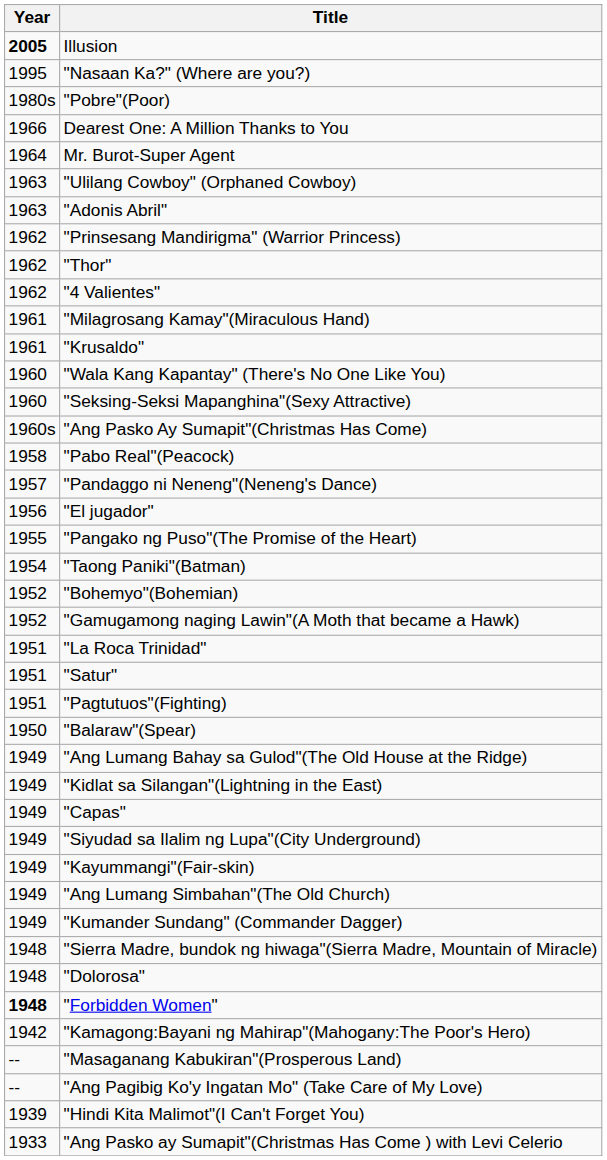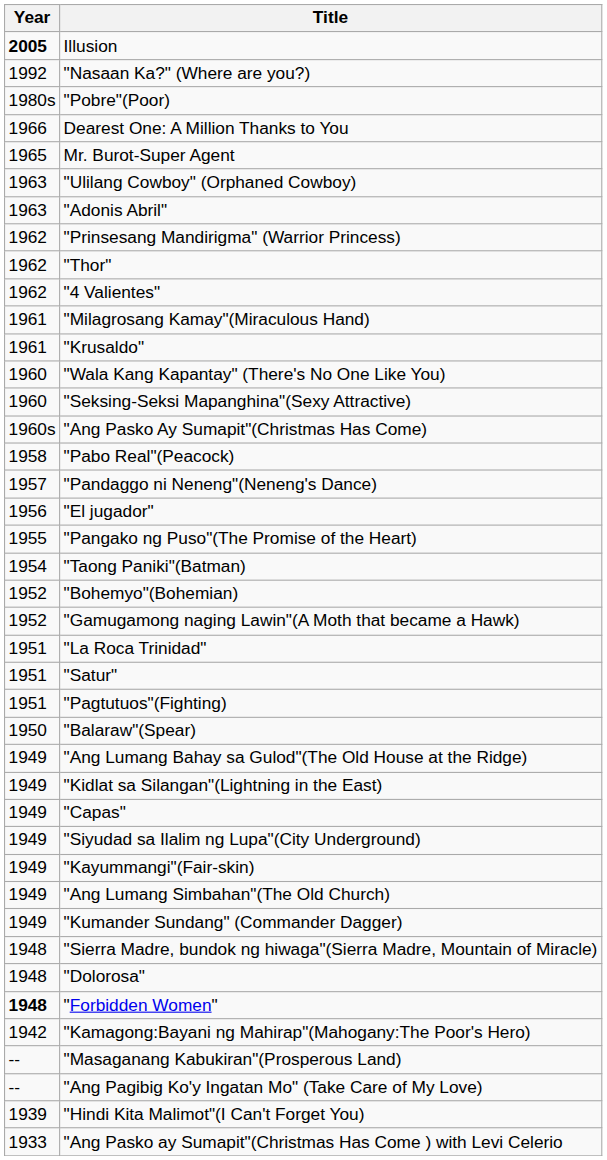(28, 73) 1995 -> (28, 73) 1992
(28, 155) 1964 -> (28, 155) 1965
